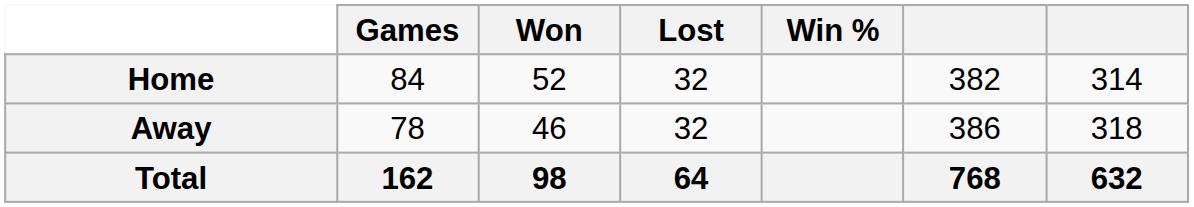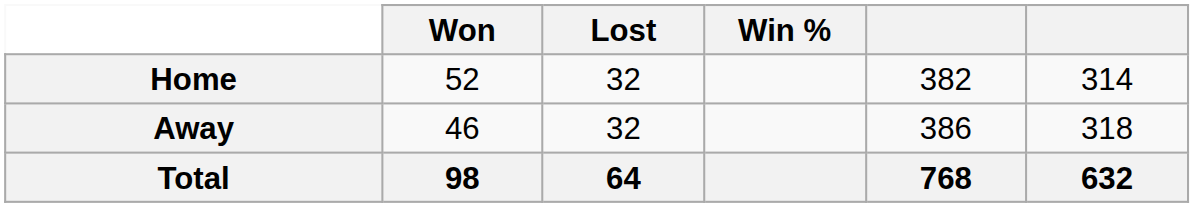- column: (407, 30)
